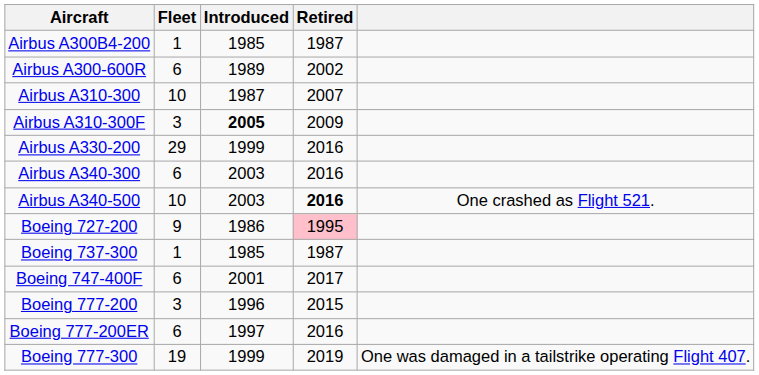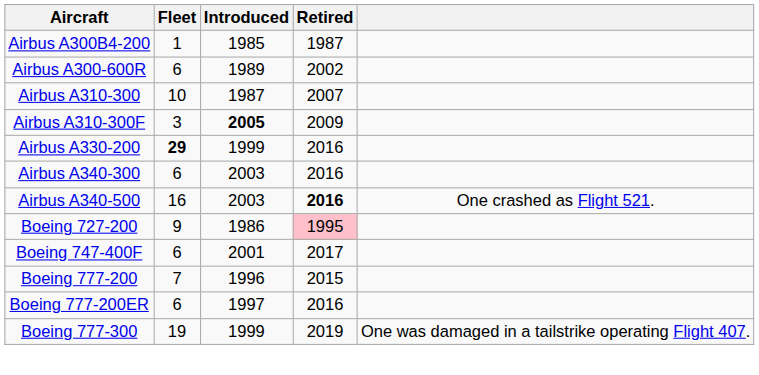(177, 148) normal -> (177, 148) bold
(177, 200) 10 -> (177, 200) 16
- row: (79, 252)
(177, 305) 3 -> (177, 278) 7
